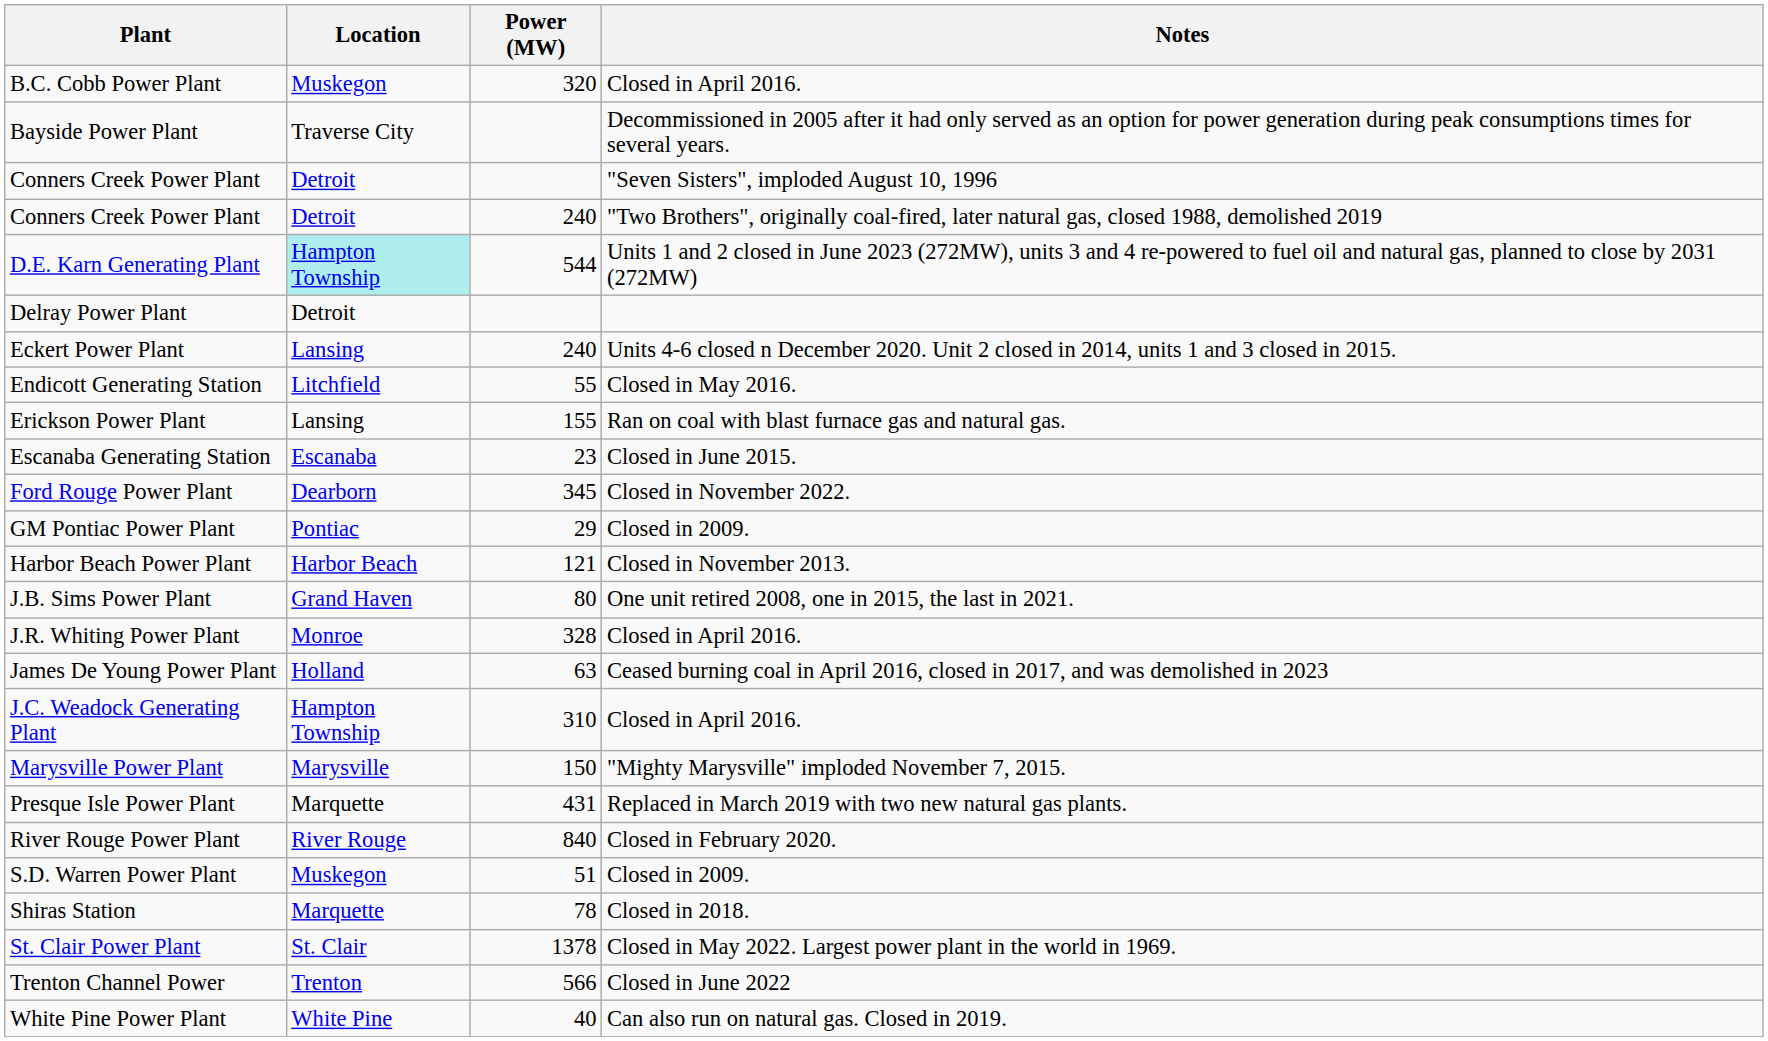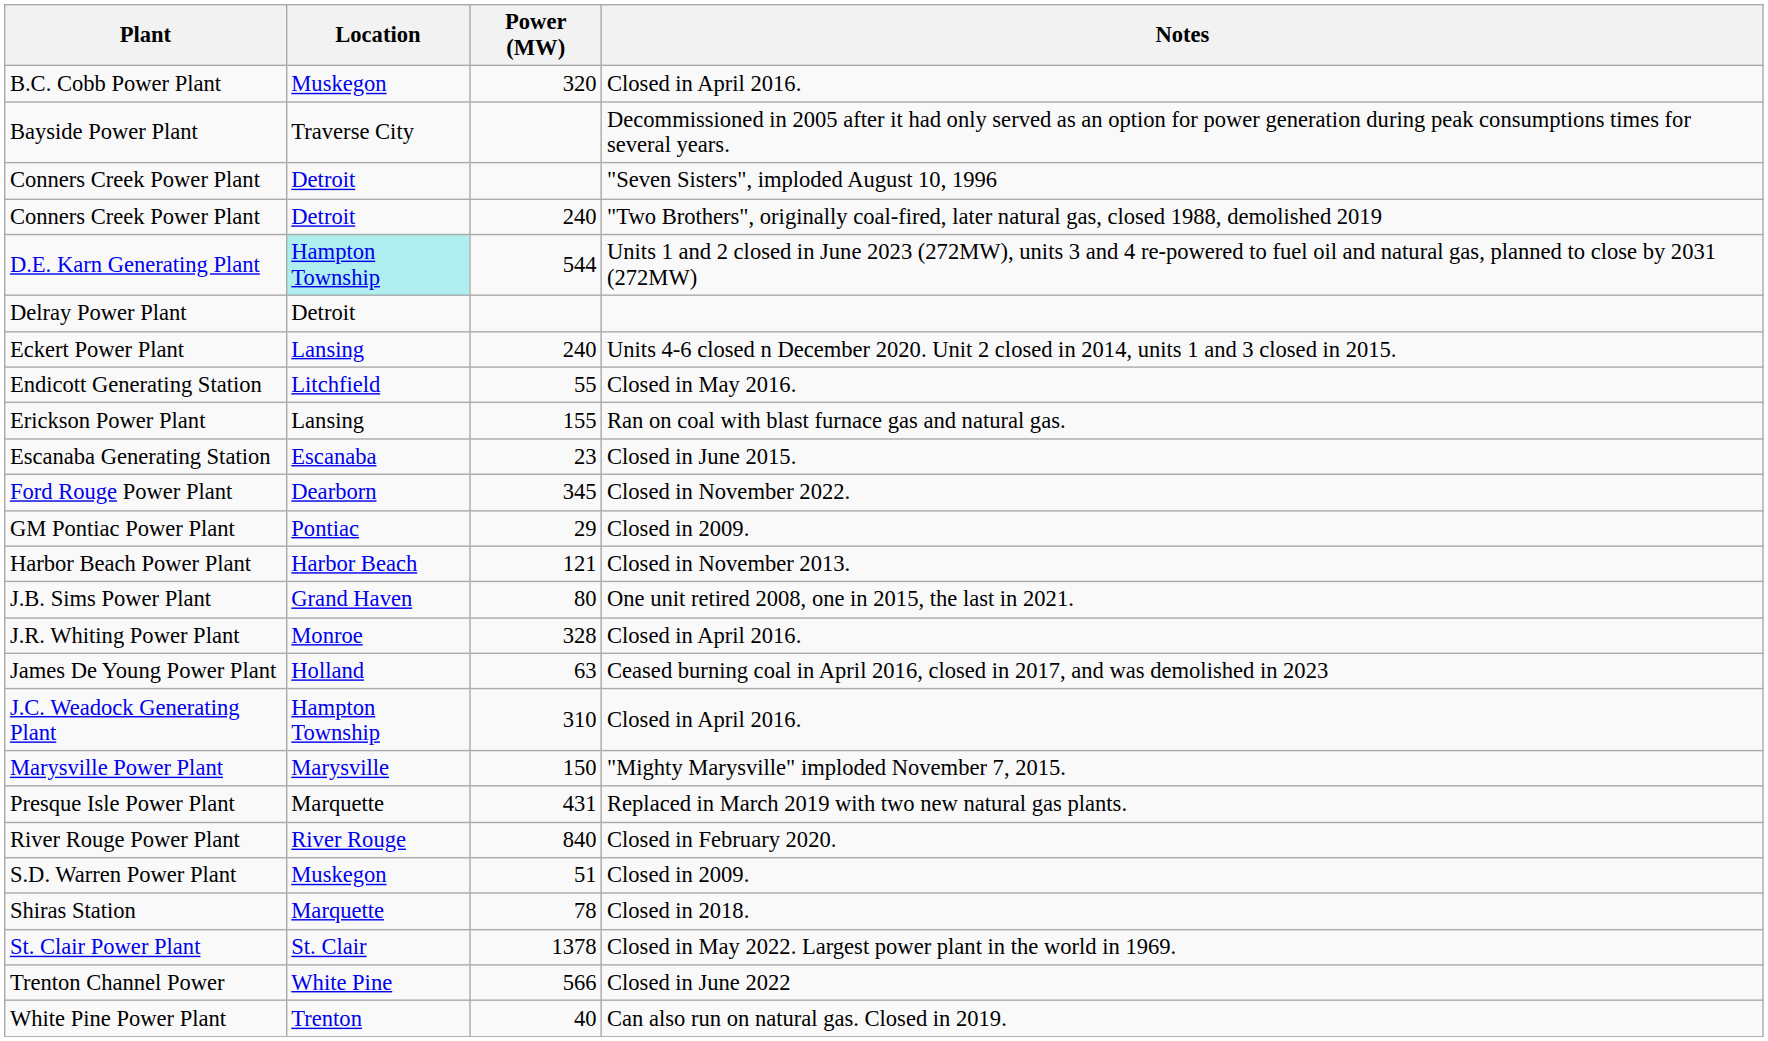(327, 982) Trenton -> (342, 982) White Pine
(342, 1018) White Pine -> (327, 1018) Trenton
